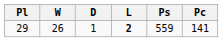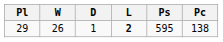(164, 29) 559 -> (164, 29) 595
(200, 29) 141 -> (200, 29) 138
